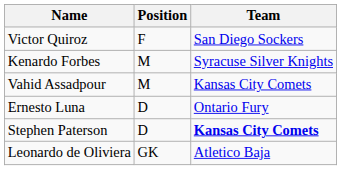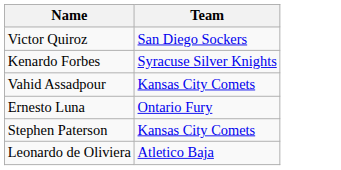- column: (162, 15)
(256, 130) bold -> (196, 130) normal
